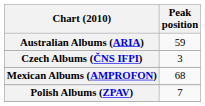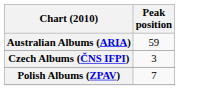- row: (82, 76)
